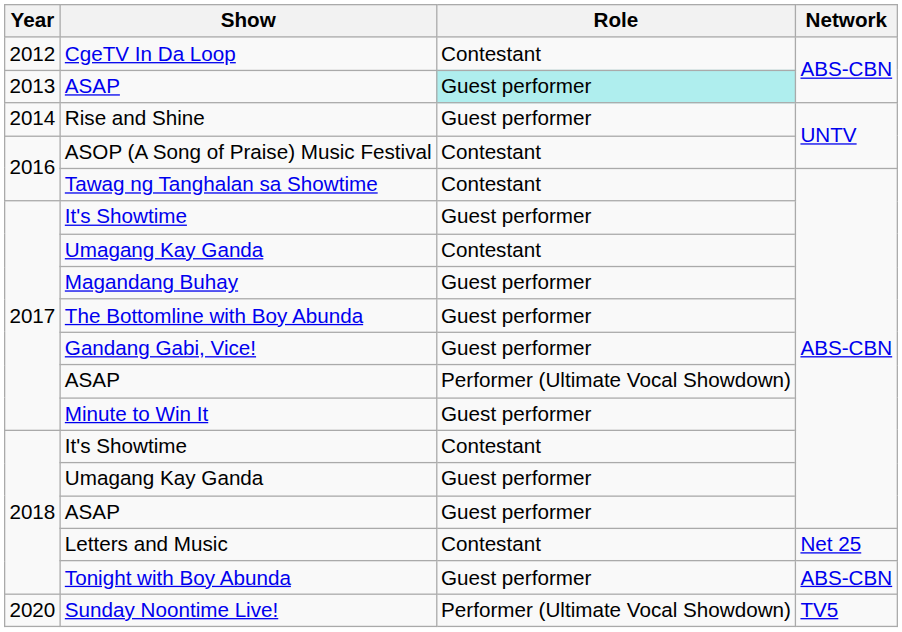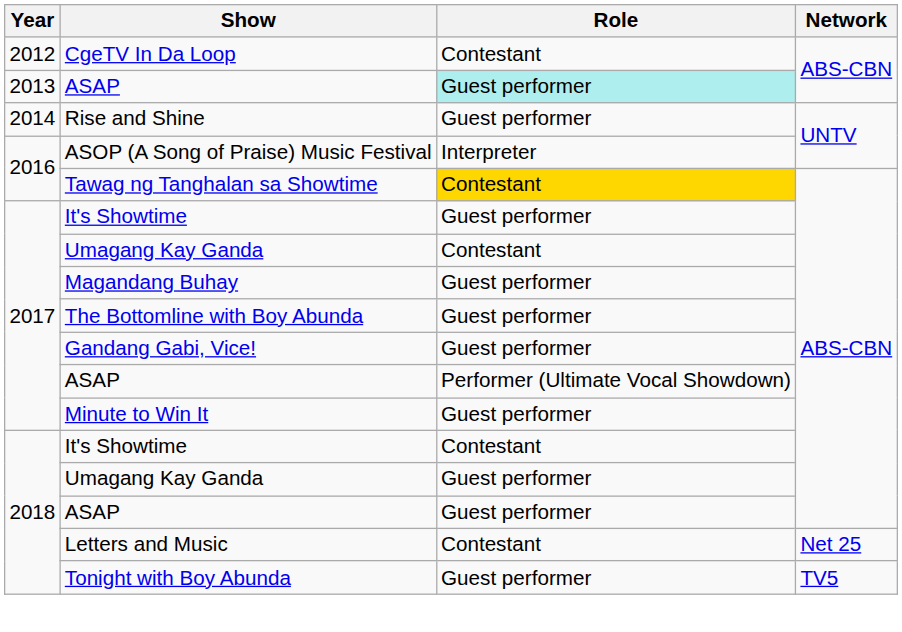(491, 151) Contestant -> (489, 151) Interpreter
(491, 184) no background -> (491, 184) gold background
(846, 577) ABS-CBN -> (819, 577) TV5
- row: (32, 610)
